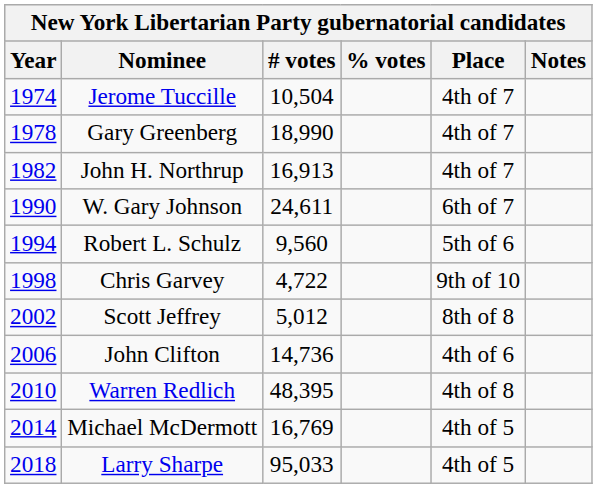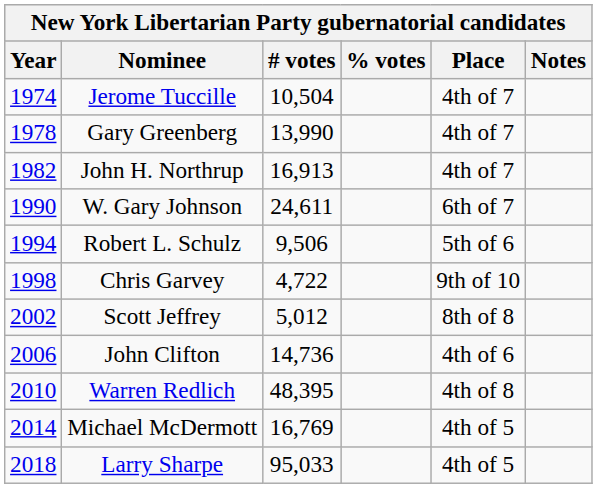(302, 133) 18,990 -> (302, 133) 13,990
(302, 243) 9,560 -> (302, 243) 9,506
